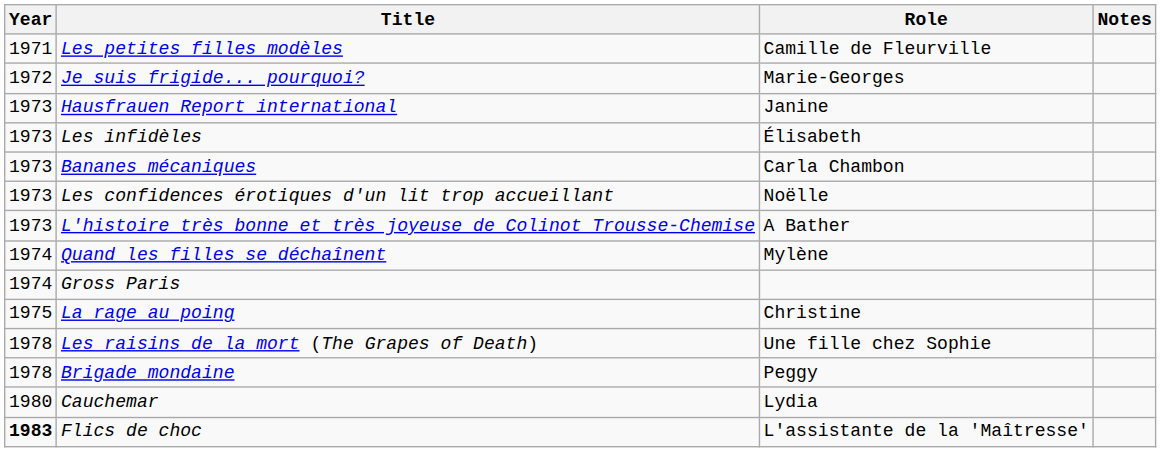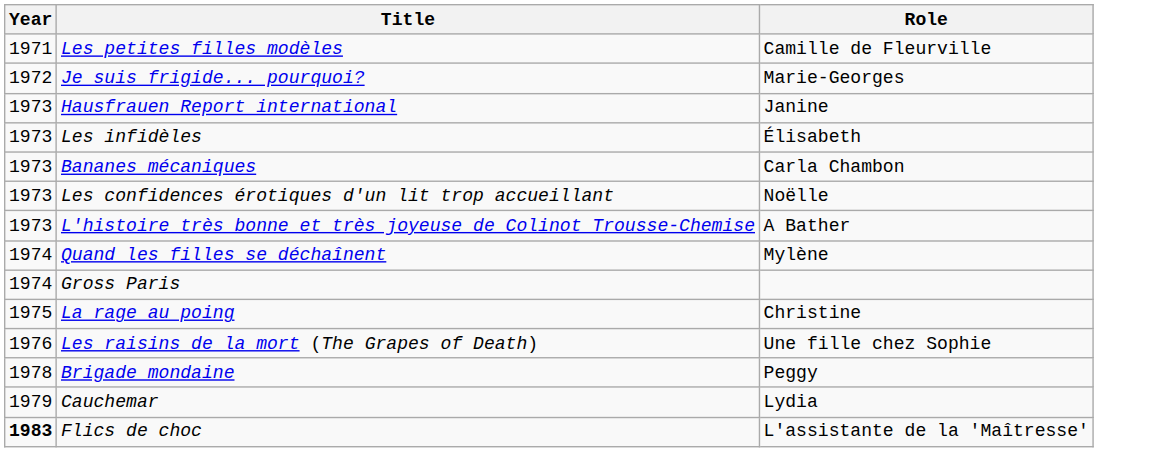- column: (1125, 19)
(31, 343) 1978 -> (31, 343) 1976
(31, 402) 1980 -> (31, 402) 1979
